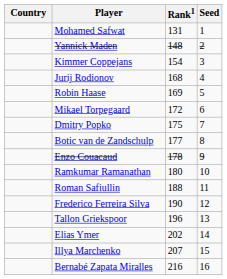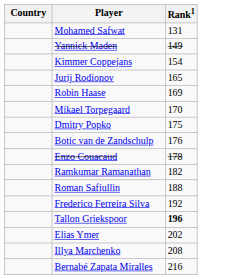- column: (209, 13)
(175, 46) 148 -> (175, 46) 149
(175, 77) 168 -> (175, 77) 165
(175, 109) 172 -> (175, 109) 170
(175, 140) 177 -> (175, 140) 176
(175, 172) 180 -> (175, 172) 182
(175, 203) 190 -> (175, 203) 192
(175, 219) normal -> (175, 219) bold
(175, 251) 207 -> (175, 251) 208
